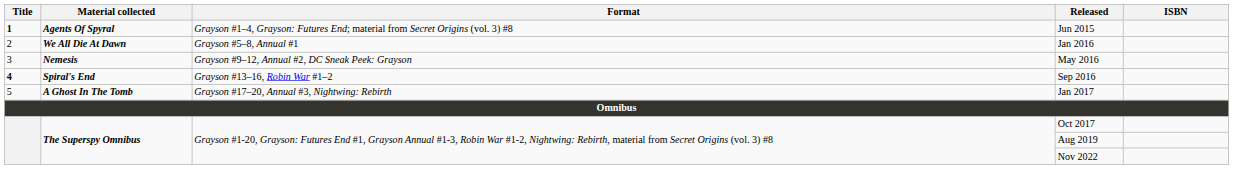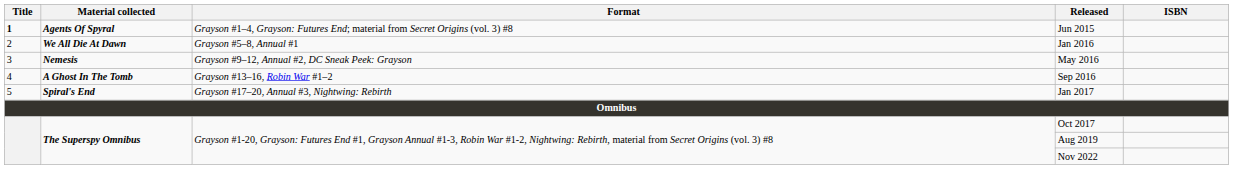(9, 76) bold -> (9, 76) normal
(69, 76) Spiral's End -> (88, 76) A Ghost In The Tomb
(88, 92) A Ghost In The Tomb -> (69, 92) Spiral's End
